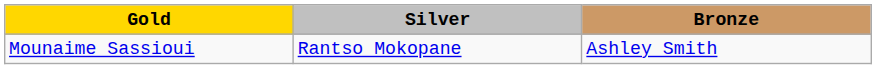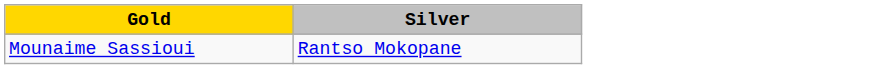- column: (726, 20)
